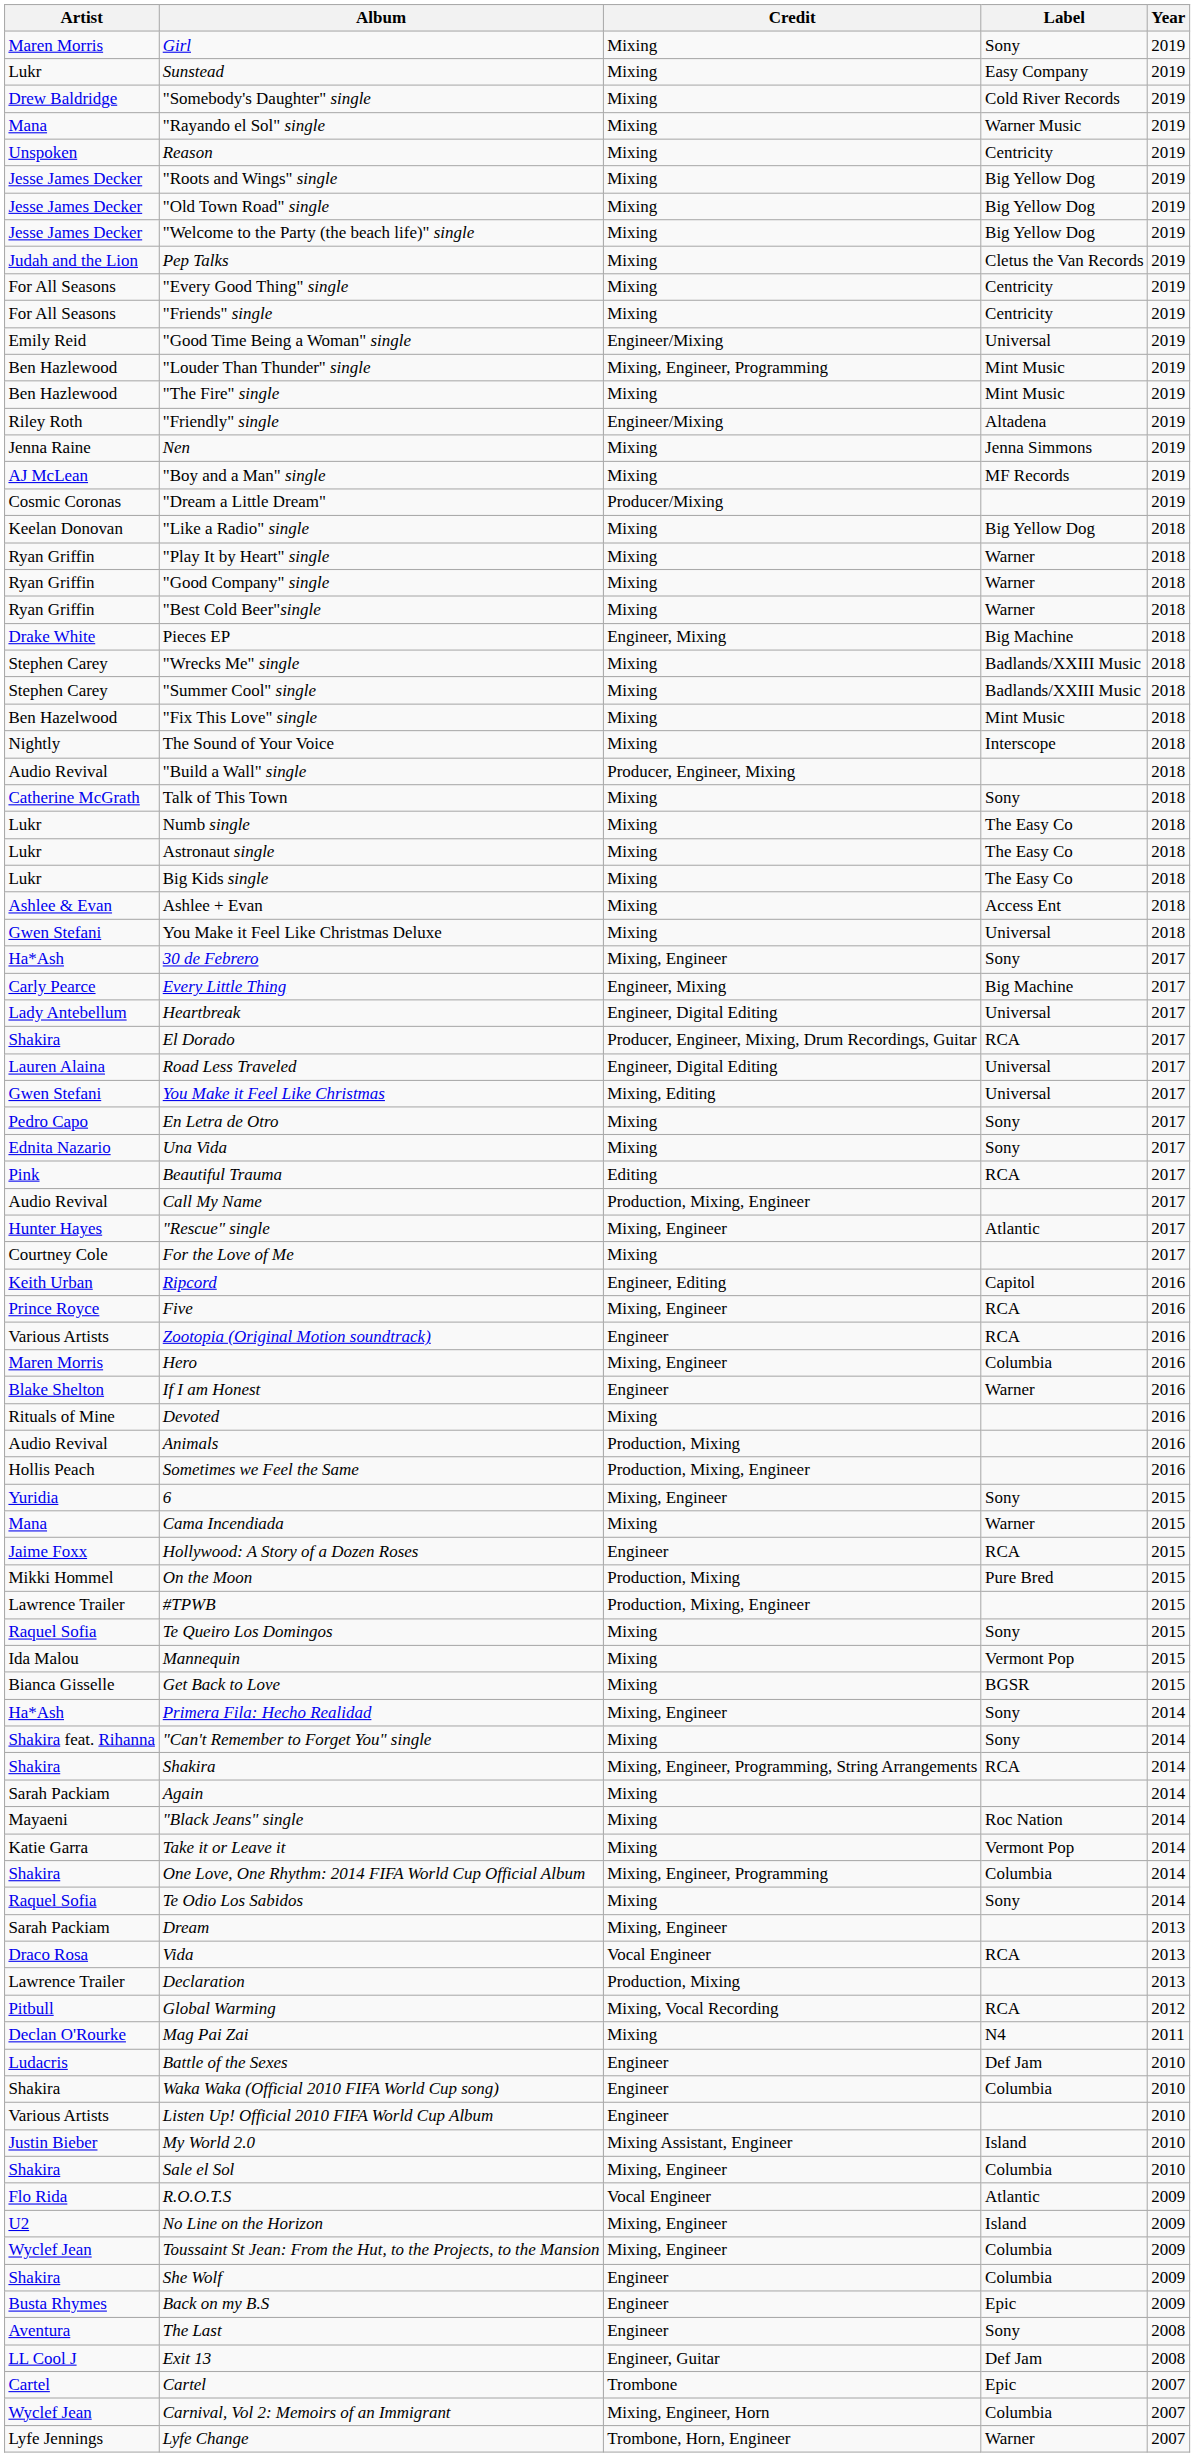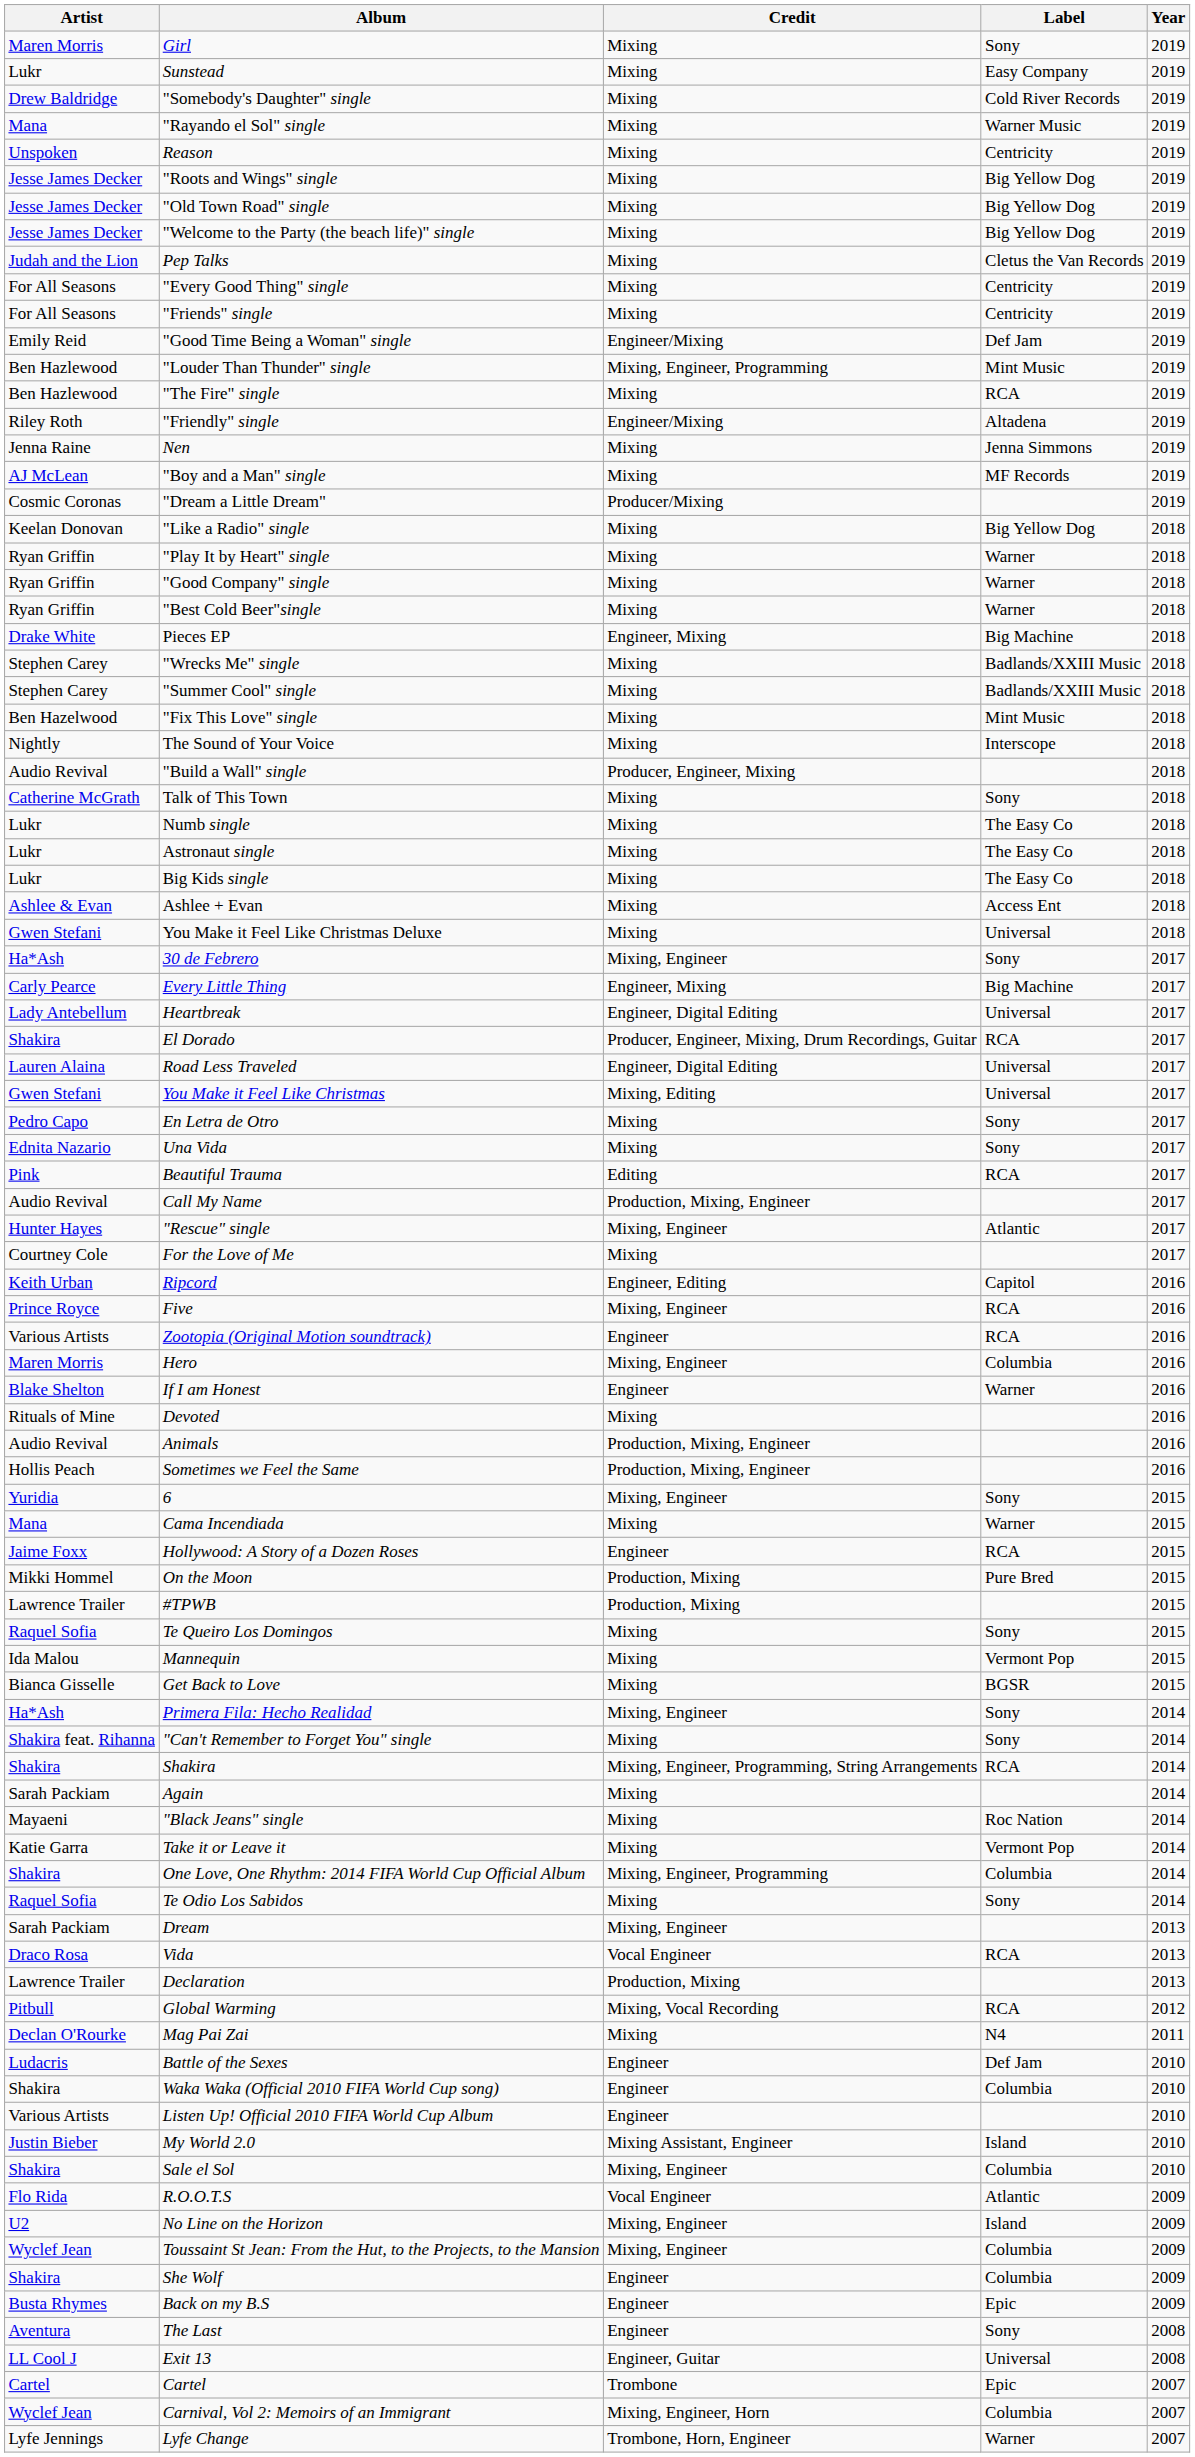(1018, 340) Universal -> (1014, 340) Def Jam
(1025, 394) Mint Music -> (1003, 394) RCA
(674, 1443) Production, Mixing -> (709, 1443) Production, Mixing, Engineer
(709, 1604) Production, Mixing, Engineer -> (674, 1604) Production, Mixing
(1014, 2358) Def Jam -> (1018, 2358) Universal
